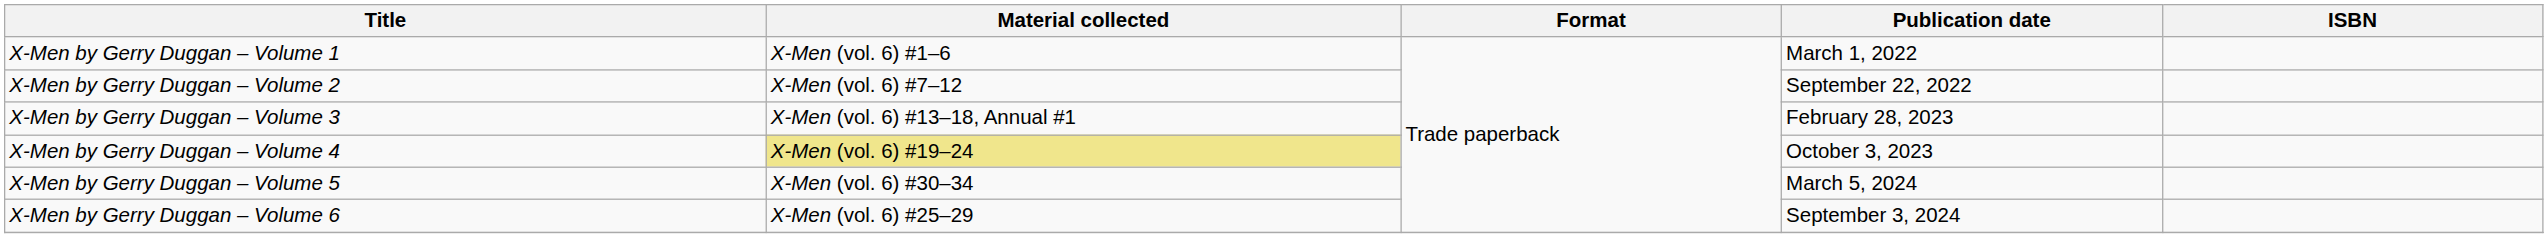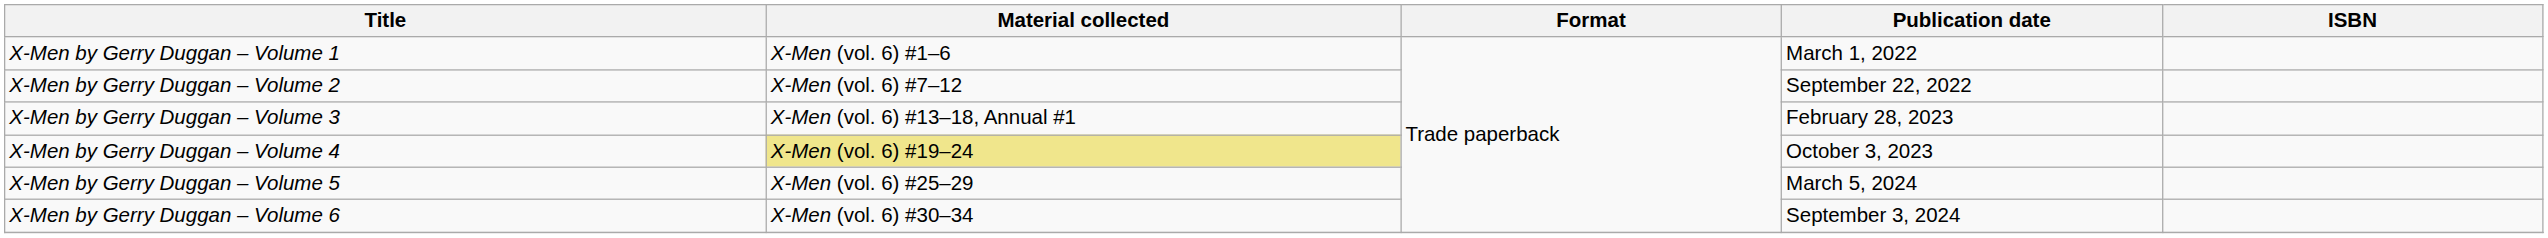(872, 183) X-Men (vol. 6) #30–34 -> (872, 183) X-Men (vol. 6) #25–29
(872, 215) X-Men (vol. 6) #25–29 -> (872, 215) X-Men (vol. 6) #30–34
